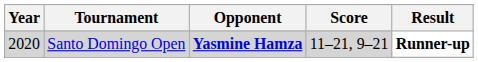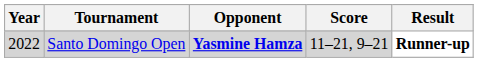(24, 44) 2020 -> (24, 44) 2022
